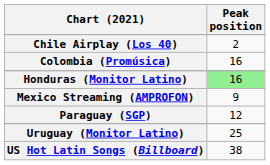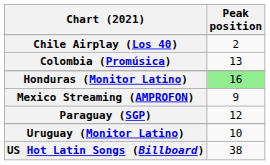(236, 62) 16 -> (236, 62) 13
(236, 133) 25 -> (236, 133) 10
